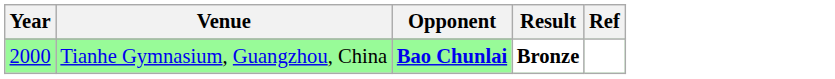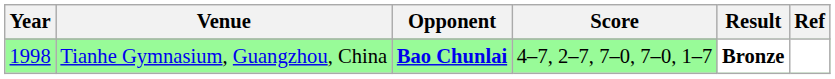+ column: (615, 21)
(30, 55) 2000 -> (30, 55) 1998
